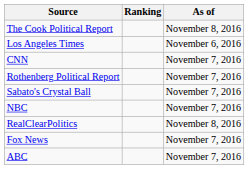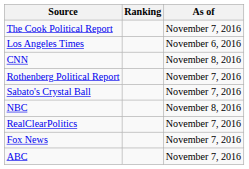(203, 28) November 8, 2016 -> (203, 28) November 7, 2016
(203, 60) November 7, 2016 -> (203, 60) November 8, 2016
(203, 108) November 7, 2016 -> (203, 108) November 8, 2016
(203, 124) November 8, 2016 -> (203, 124) November 7, 2016
